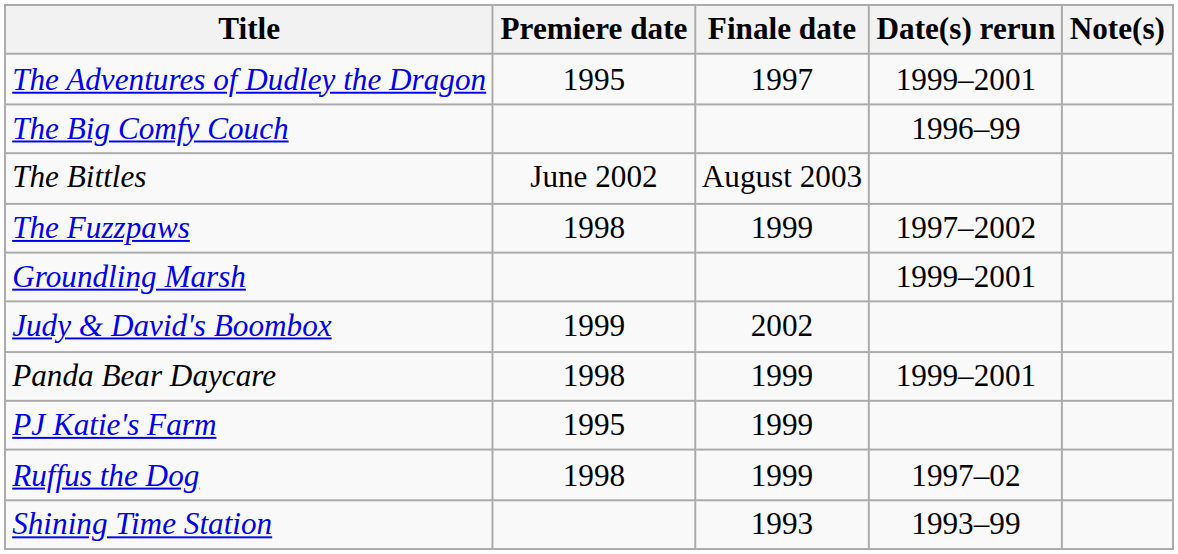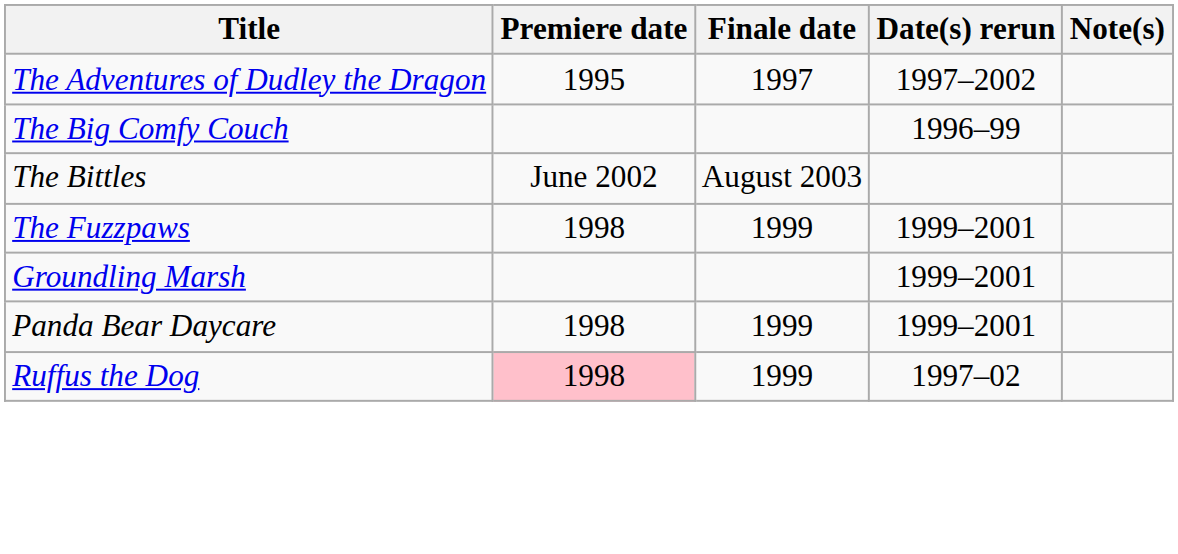(966, 78) 1999–2001 -> (966, 78) 1997–2002
(966, 227) 1997–2002 -> (966, 227) 1999–2001
- row: (172, 326)
- row: (114, 425)
(594, 474) no background -> (594, 375) pink background
- row: (142, 524)
